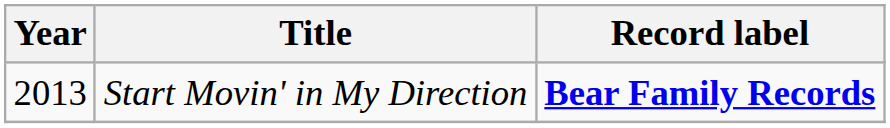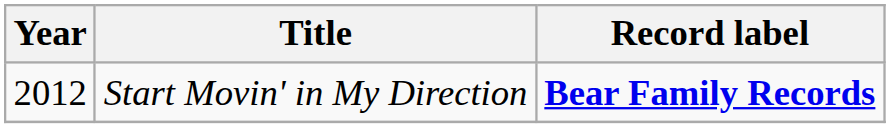(50, 91) 2013 -> (50, 91) 2012
